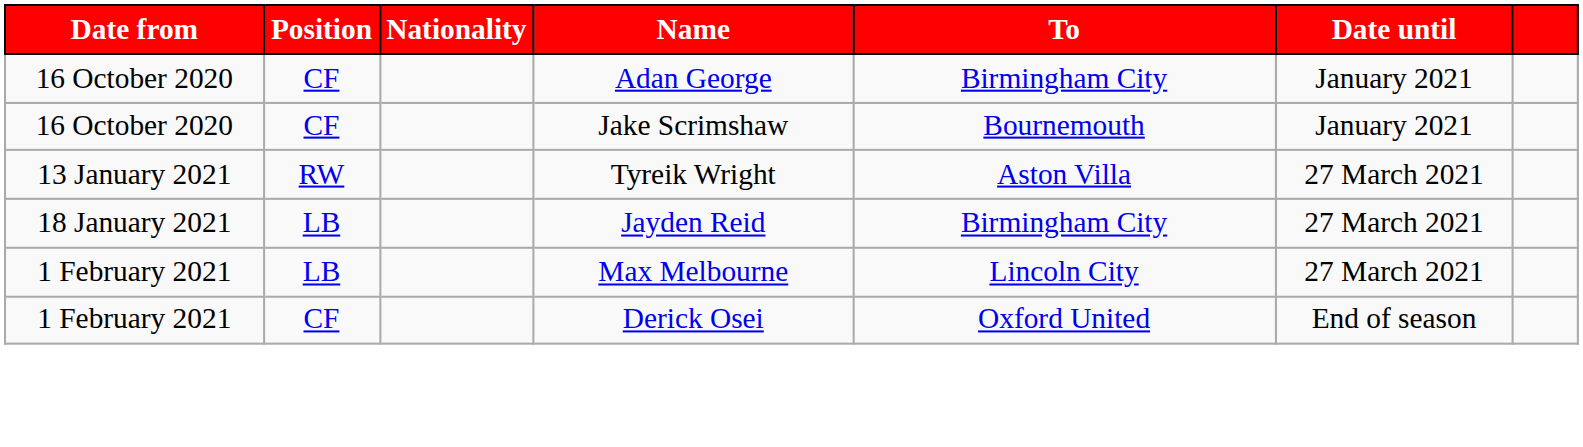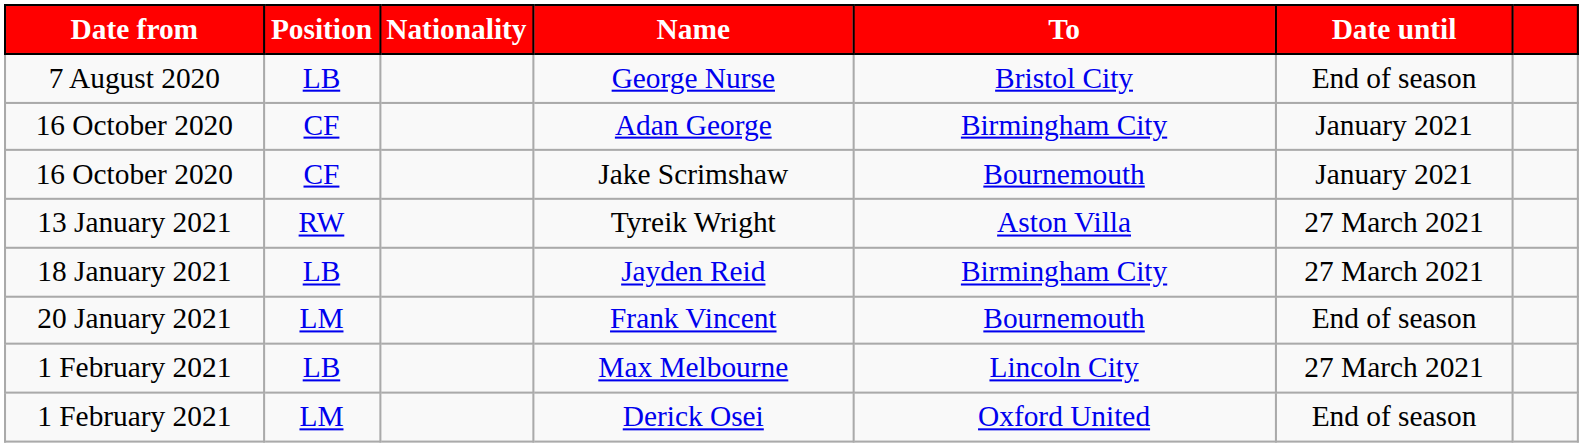+ row: (693, 77)
+ row: (693, 319)
(321, 319) CF -> (321, 416) LM
